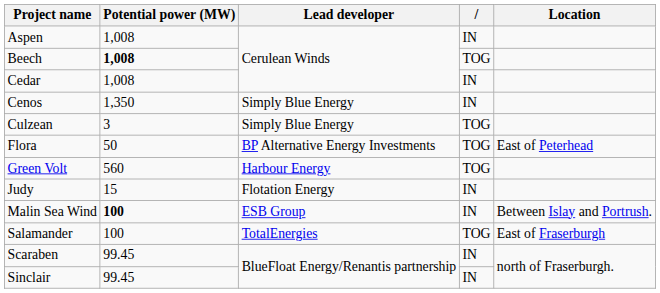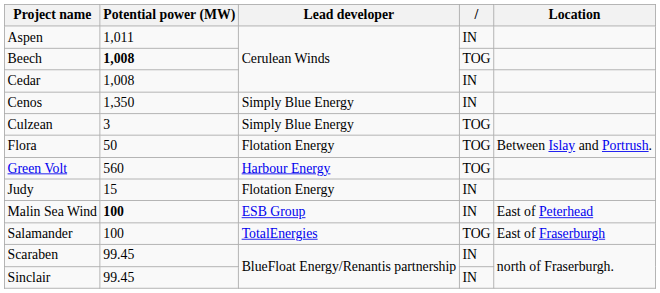(119, 37) 1,008 -> (119, 37) 1,011
(339, 146) BP Alternative Energy Investments -> (288, 146) Flotation Energy
(545, 146) East of Peterhead -> (574, 146) Between Islay and Portrush.
(574, 211) Between Islay and Portrush. -> (545, 211) East of Peterhead
